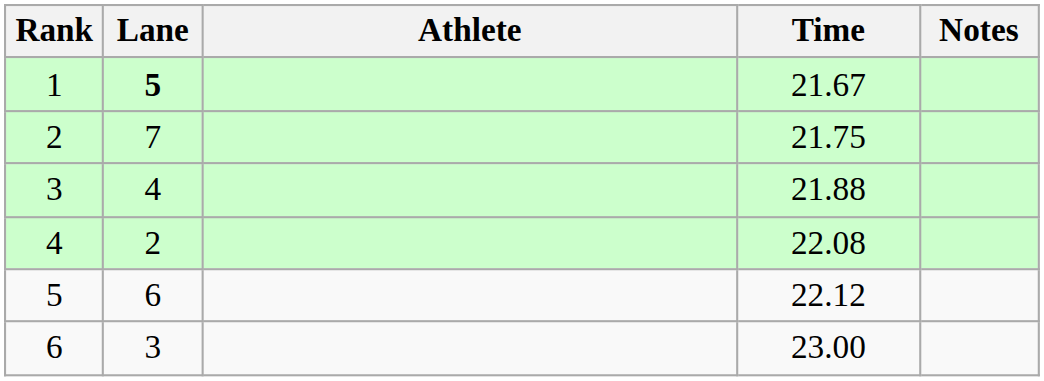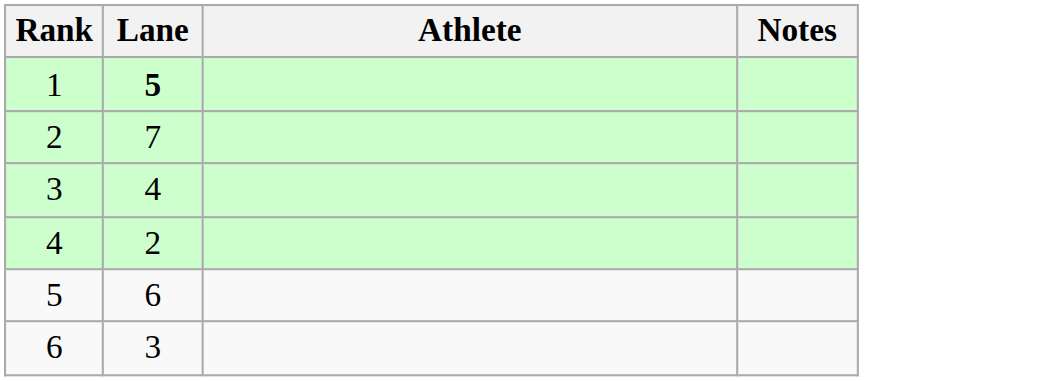- column: (828, 30)
